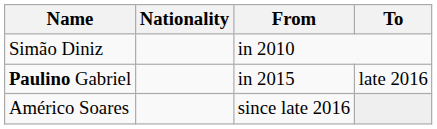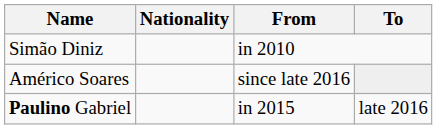rows swapped: (70, 78) <-> (69, 108)
